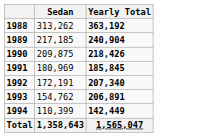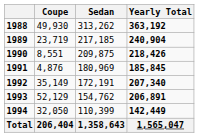+ column: (55, 11)
